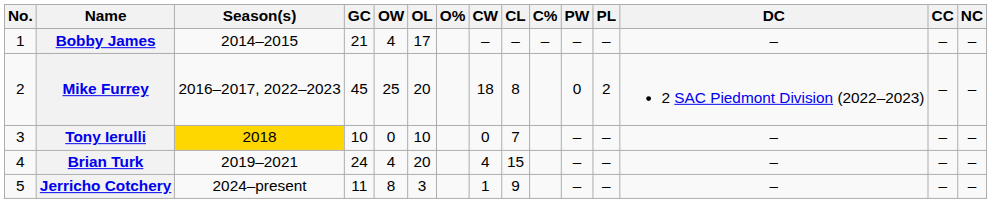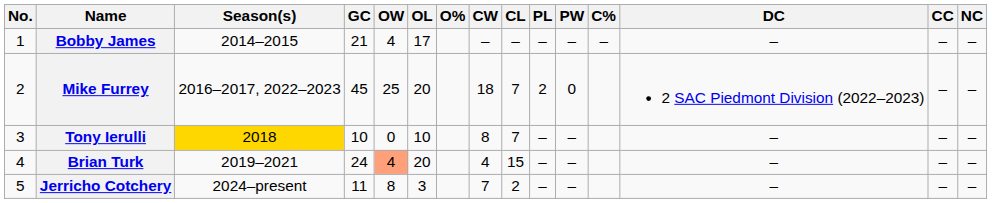columns swapped: (545, 16) <-> (606, 16)
(515, 89) 8 -> (515, 89) 7
(485, 137) 0 -> (485, 137) 8
(391, 162) no background -> (391, 162) lightsalmon background
(485, 186) 1 -> (485, 186) 7
(515, 186) 9 -> (515, 186) 2
